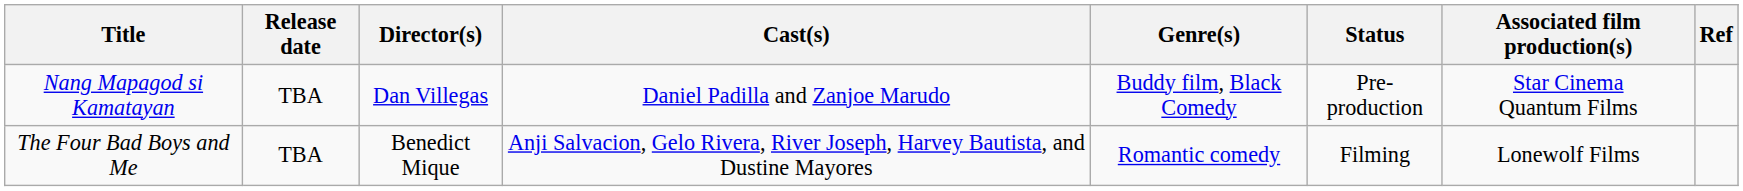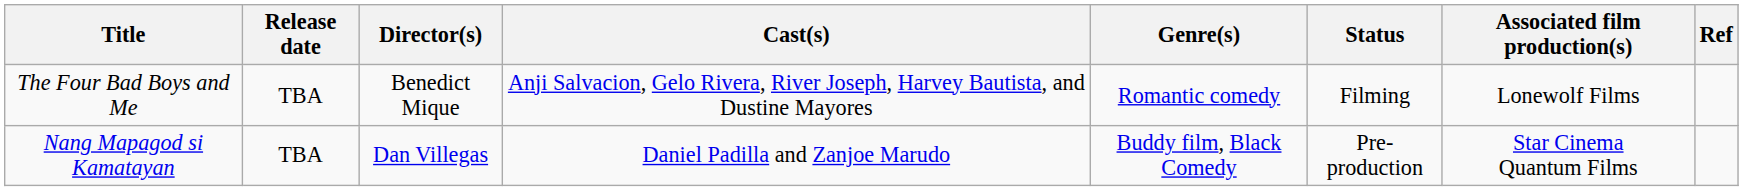rows swapped: (123, 155) <-> (123, 94)
